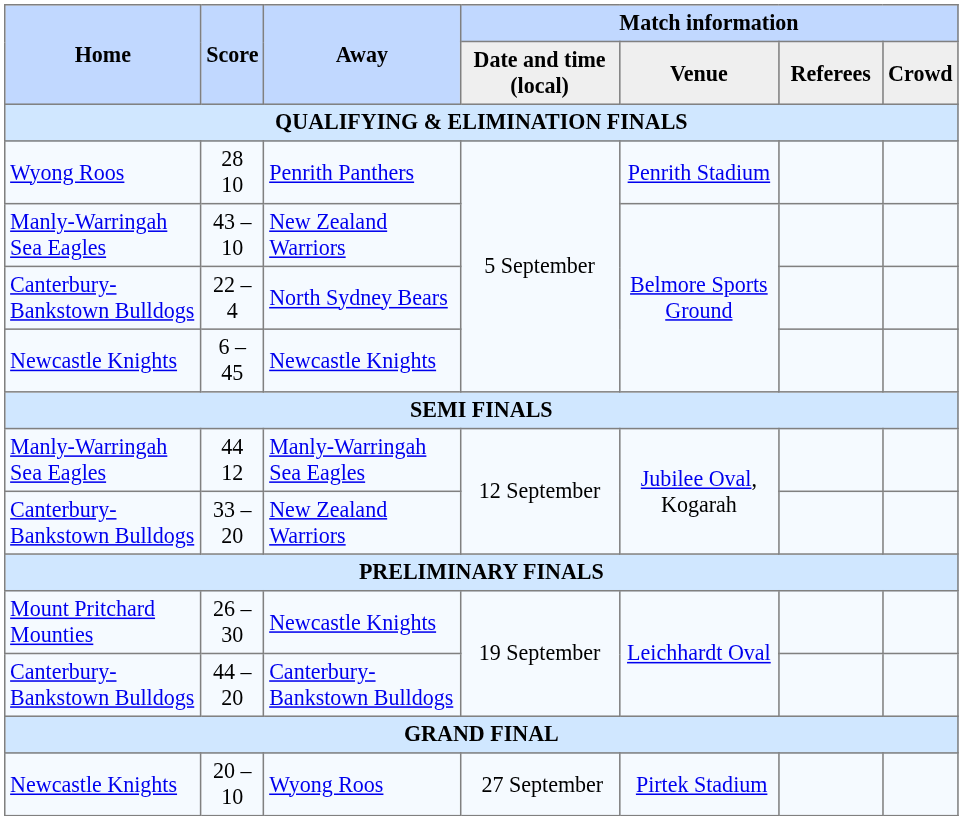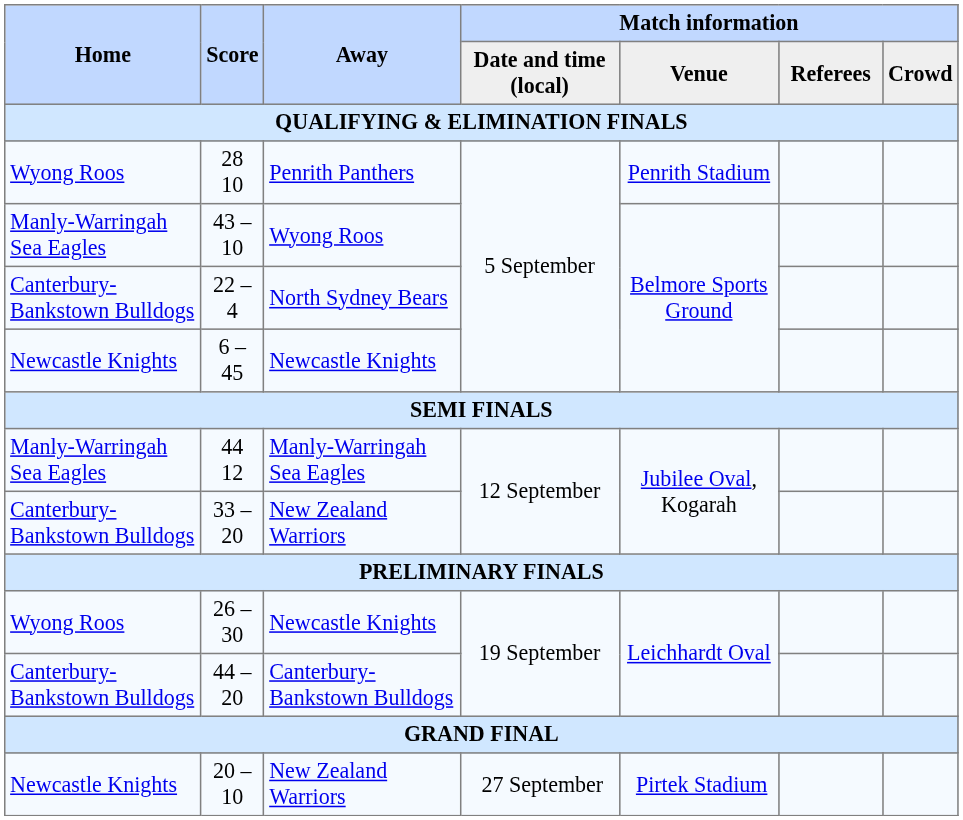(328, 234) New Zealand Warriors -> (326, 234) Wyong Roos
(83, 621) Mount Pritchard Mounties -> (67, 621) Wyong Roos
(326, 784) Wyong Roos -> (328, 784) New Zealand Warriors
